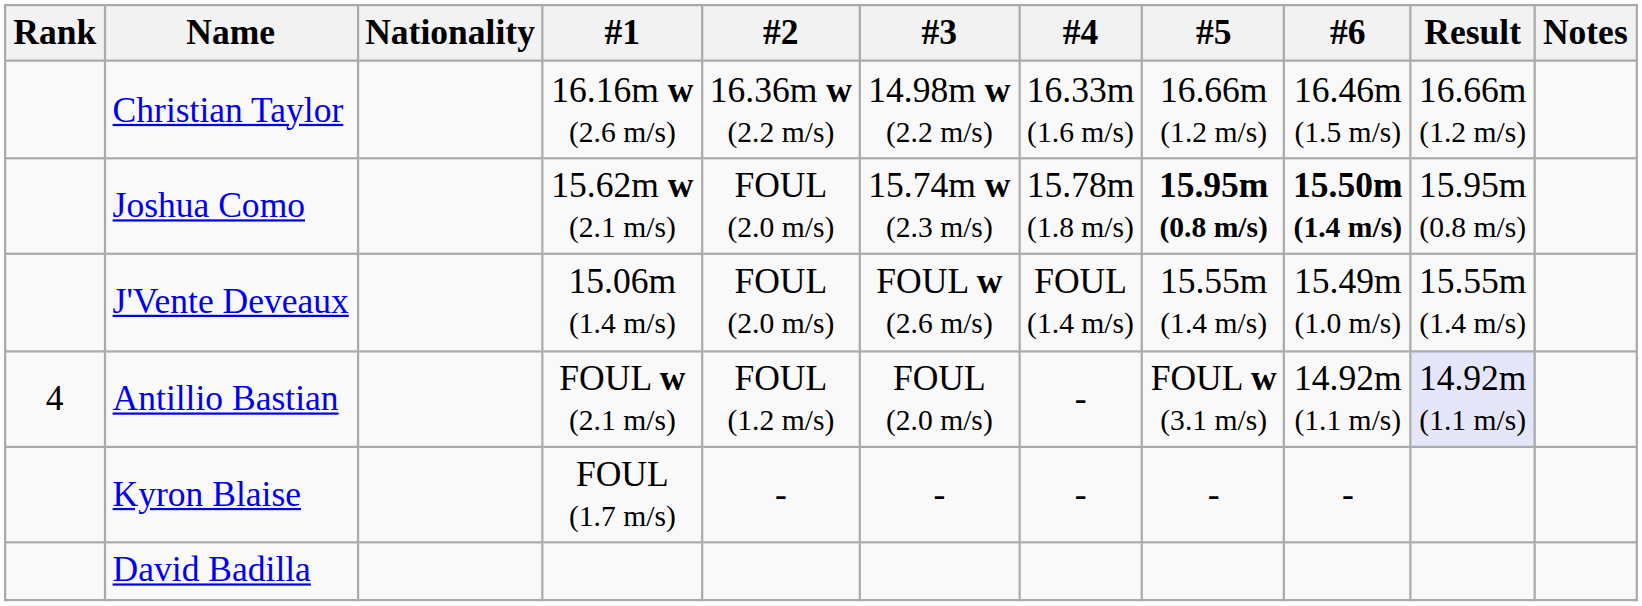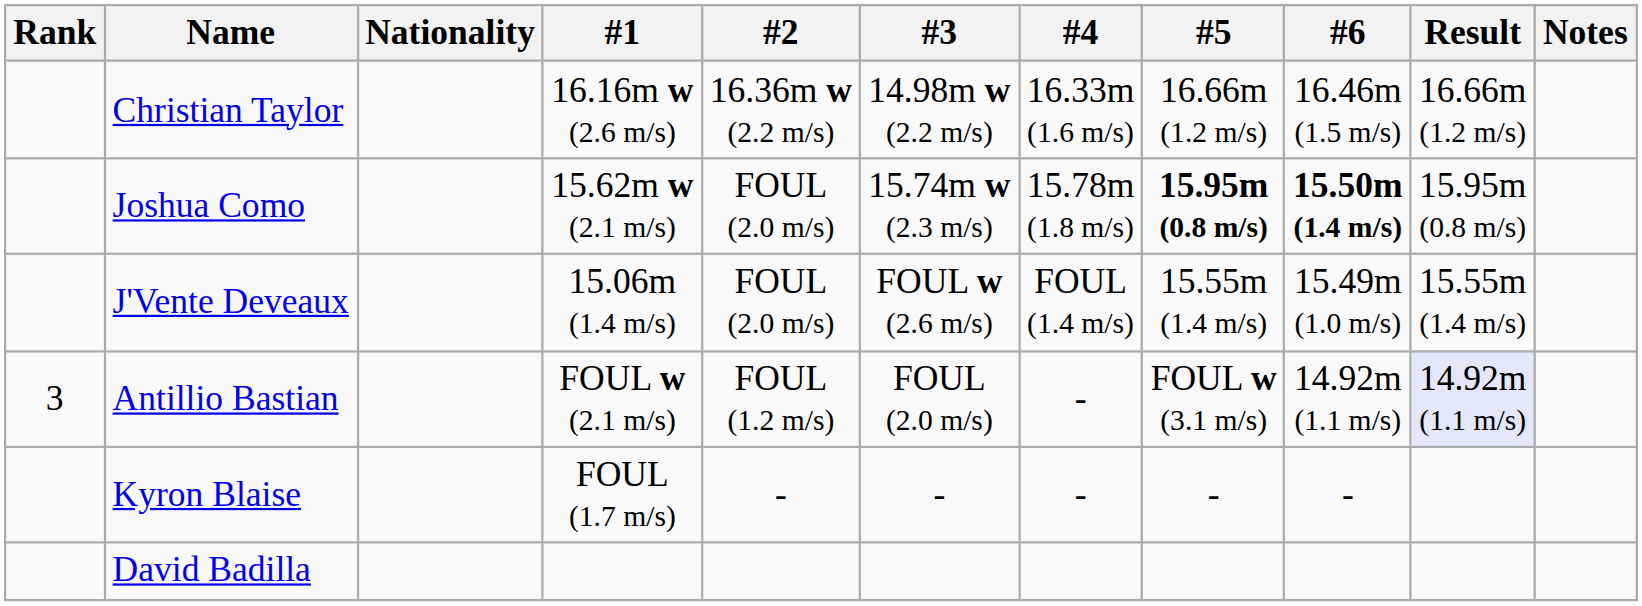(55, 397) 4 -> (55, 397) 3
